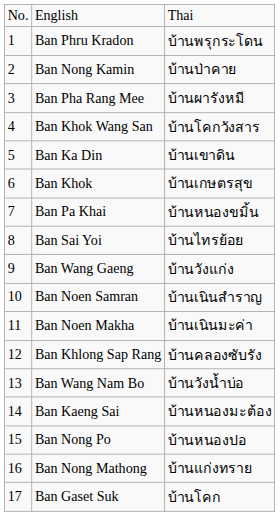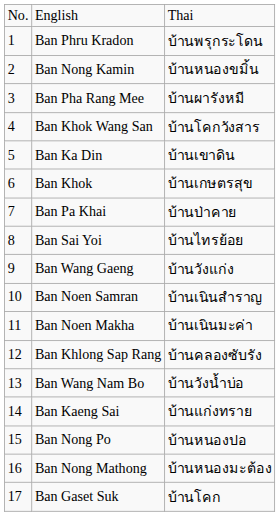(202, 70) บ้านป่าคาย -> (213, 70) บ้านหนองขมิ้น
(213, 212) บ้านหนองขมิ้น -> (202, 212) บ้านป่าคาย
(220, 411) บ้านหนองมะต้อง -> (210, 411) บ้านแก่งทราย
(210, 468) บ้านแก่งทราย -> (220, 468) บ้านหนองมะต้อง
